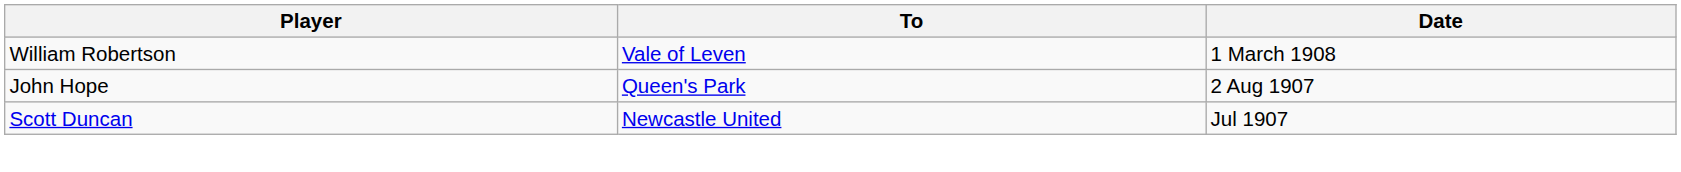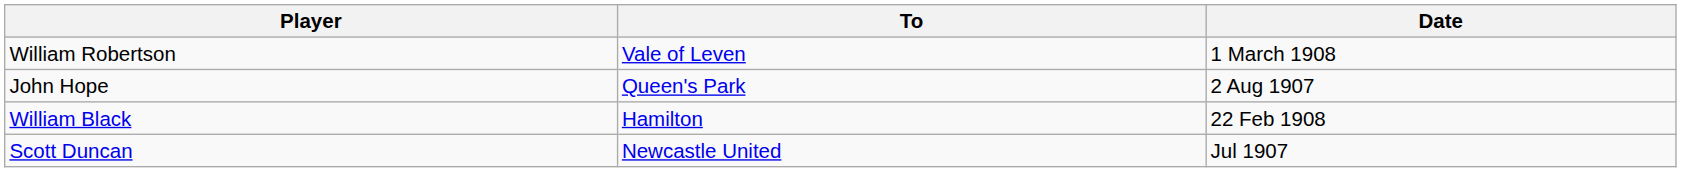+ row: (70, 119)
